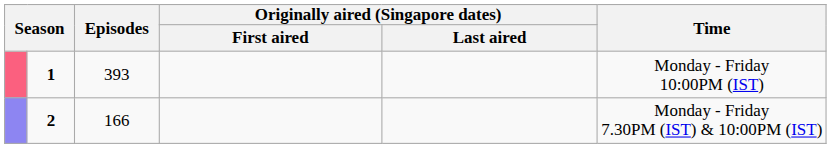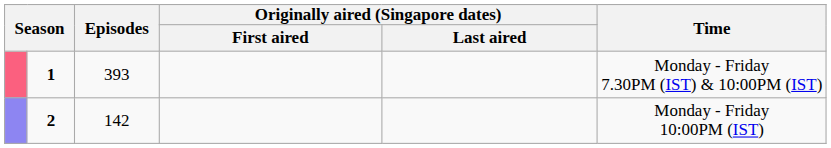(712, 74) Monday - Friday 10:00PM (IST) -> (712, 74) Monday - Friday 7.30PM (IST) & 10:00PM (IST)
(117, 120) 166 -> (117, 120) 142
(712, 120) Monday - Friday 7.30PM (IST) & 10:00PM (IST) -> (712, 120) Monday - Friday 10:00PM (IST)
